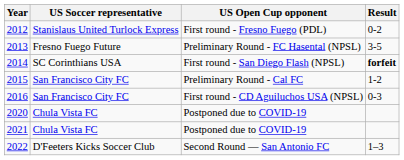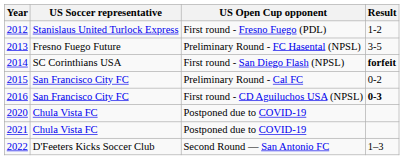(375, 29) 0-2 -> (375, 29) 1-2
(375, 79) 1-2 -> (375, 79) 0-2
(375, 96) normal -> (375, 96) bold
